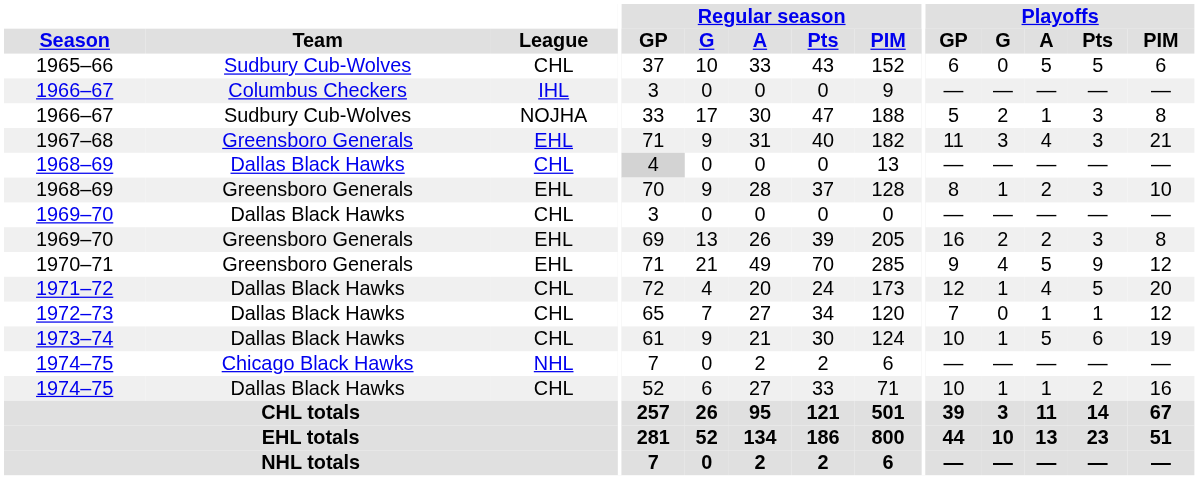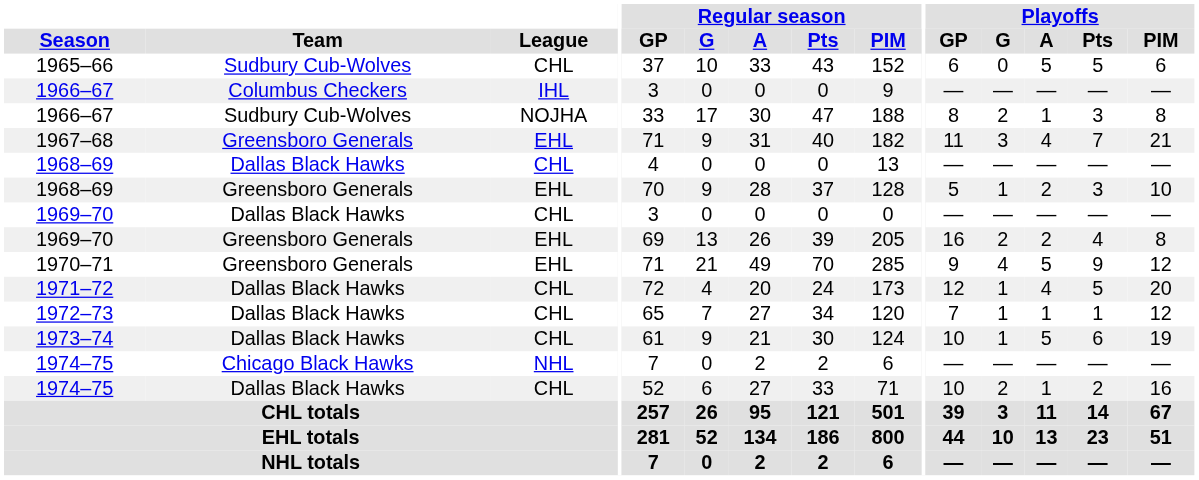(954, 115) 5 -> (954, 115) 8
(1098, 140) 3 -> (1098, 140) 7
(653, 165) lightgrey background -> (653, 165) no background
(954, 189) 8 -> (954, 189) 5
(1098, 239) 3 -> (1098, 239) 4
(1003, 313) 0 -> (1003, 313) 1
(1003, 388) 1 -> (1003, 388) 2
